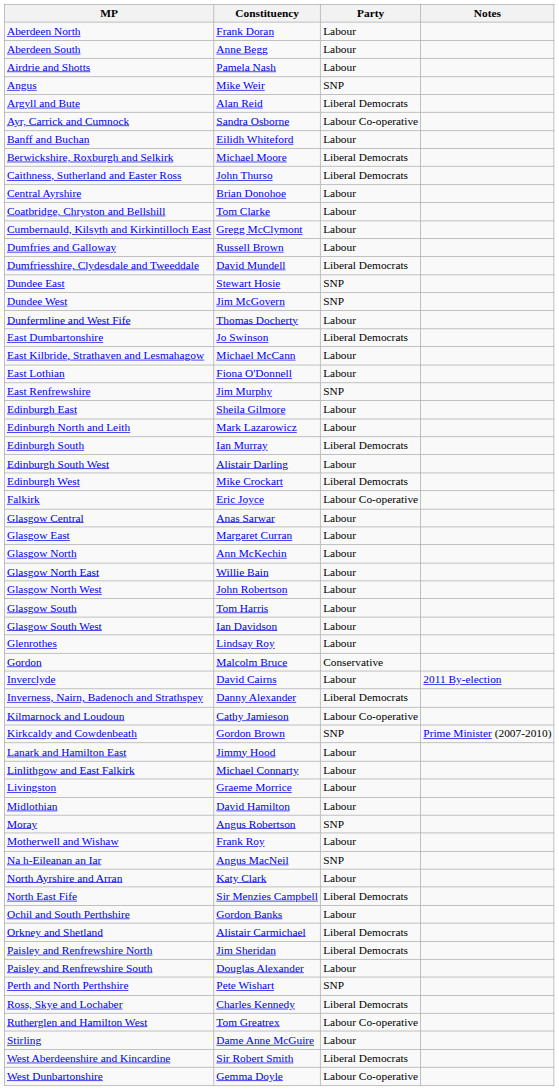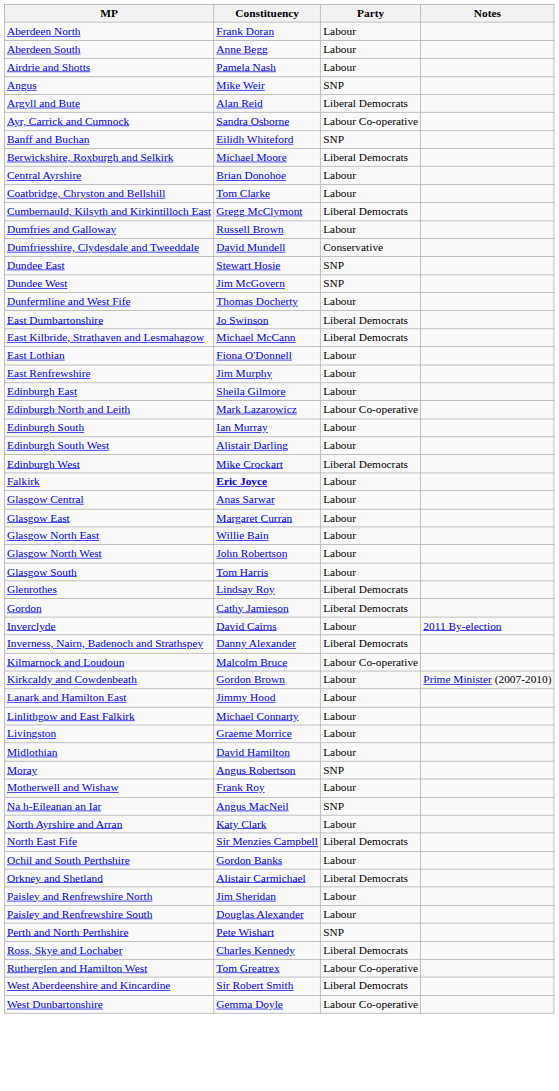(340, 139) Labour -> (334, 139) SNP
- row: (94, 175)
(340, 229) Labour -> (366, 211) Liberal Democrats
(366, 265) Liberal Democrats -> (353, 247) Conservative
(340, 355) Labour -> (366, 337) Liberal Democrats
(334, 391) SNP -> (340, 373) Labour
(340, 427) Labour -> (371, 409) Labour Co-operative
(366, 445) Liberal Democrats -> (340, 427) Labour
(240, 499) normal -> (242, 481) bold
(371, 499) Labour Co-operative -> (340, 481) Labour
- row: (42, 553)
- row: (54, 626)
(340, 644) Labour -> (366, 590) Liberal Democrats
(252, 662) Malcolm Bruce -> (252, 608) Cathy Jamieson
(353, 662) Conservative -> (366, 608) Liberal Democrats
(252, 716) Cathy Jamieson -> (252, 662) Malcolm Bruce
(334, 734) SNP -> (340, 680) Labour
(366, 950) Liberal Democrats -> (340, 896) Labour
- row: (24, 1040)
